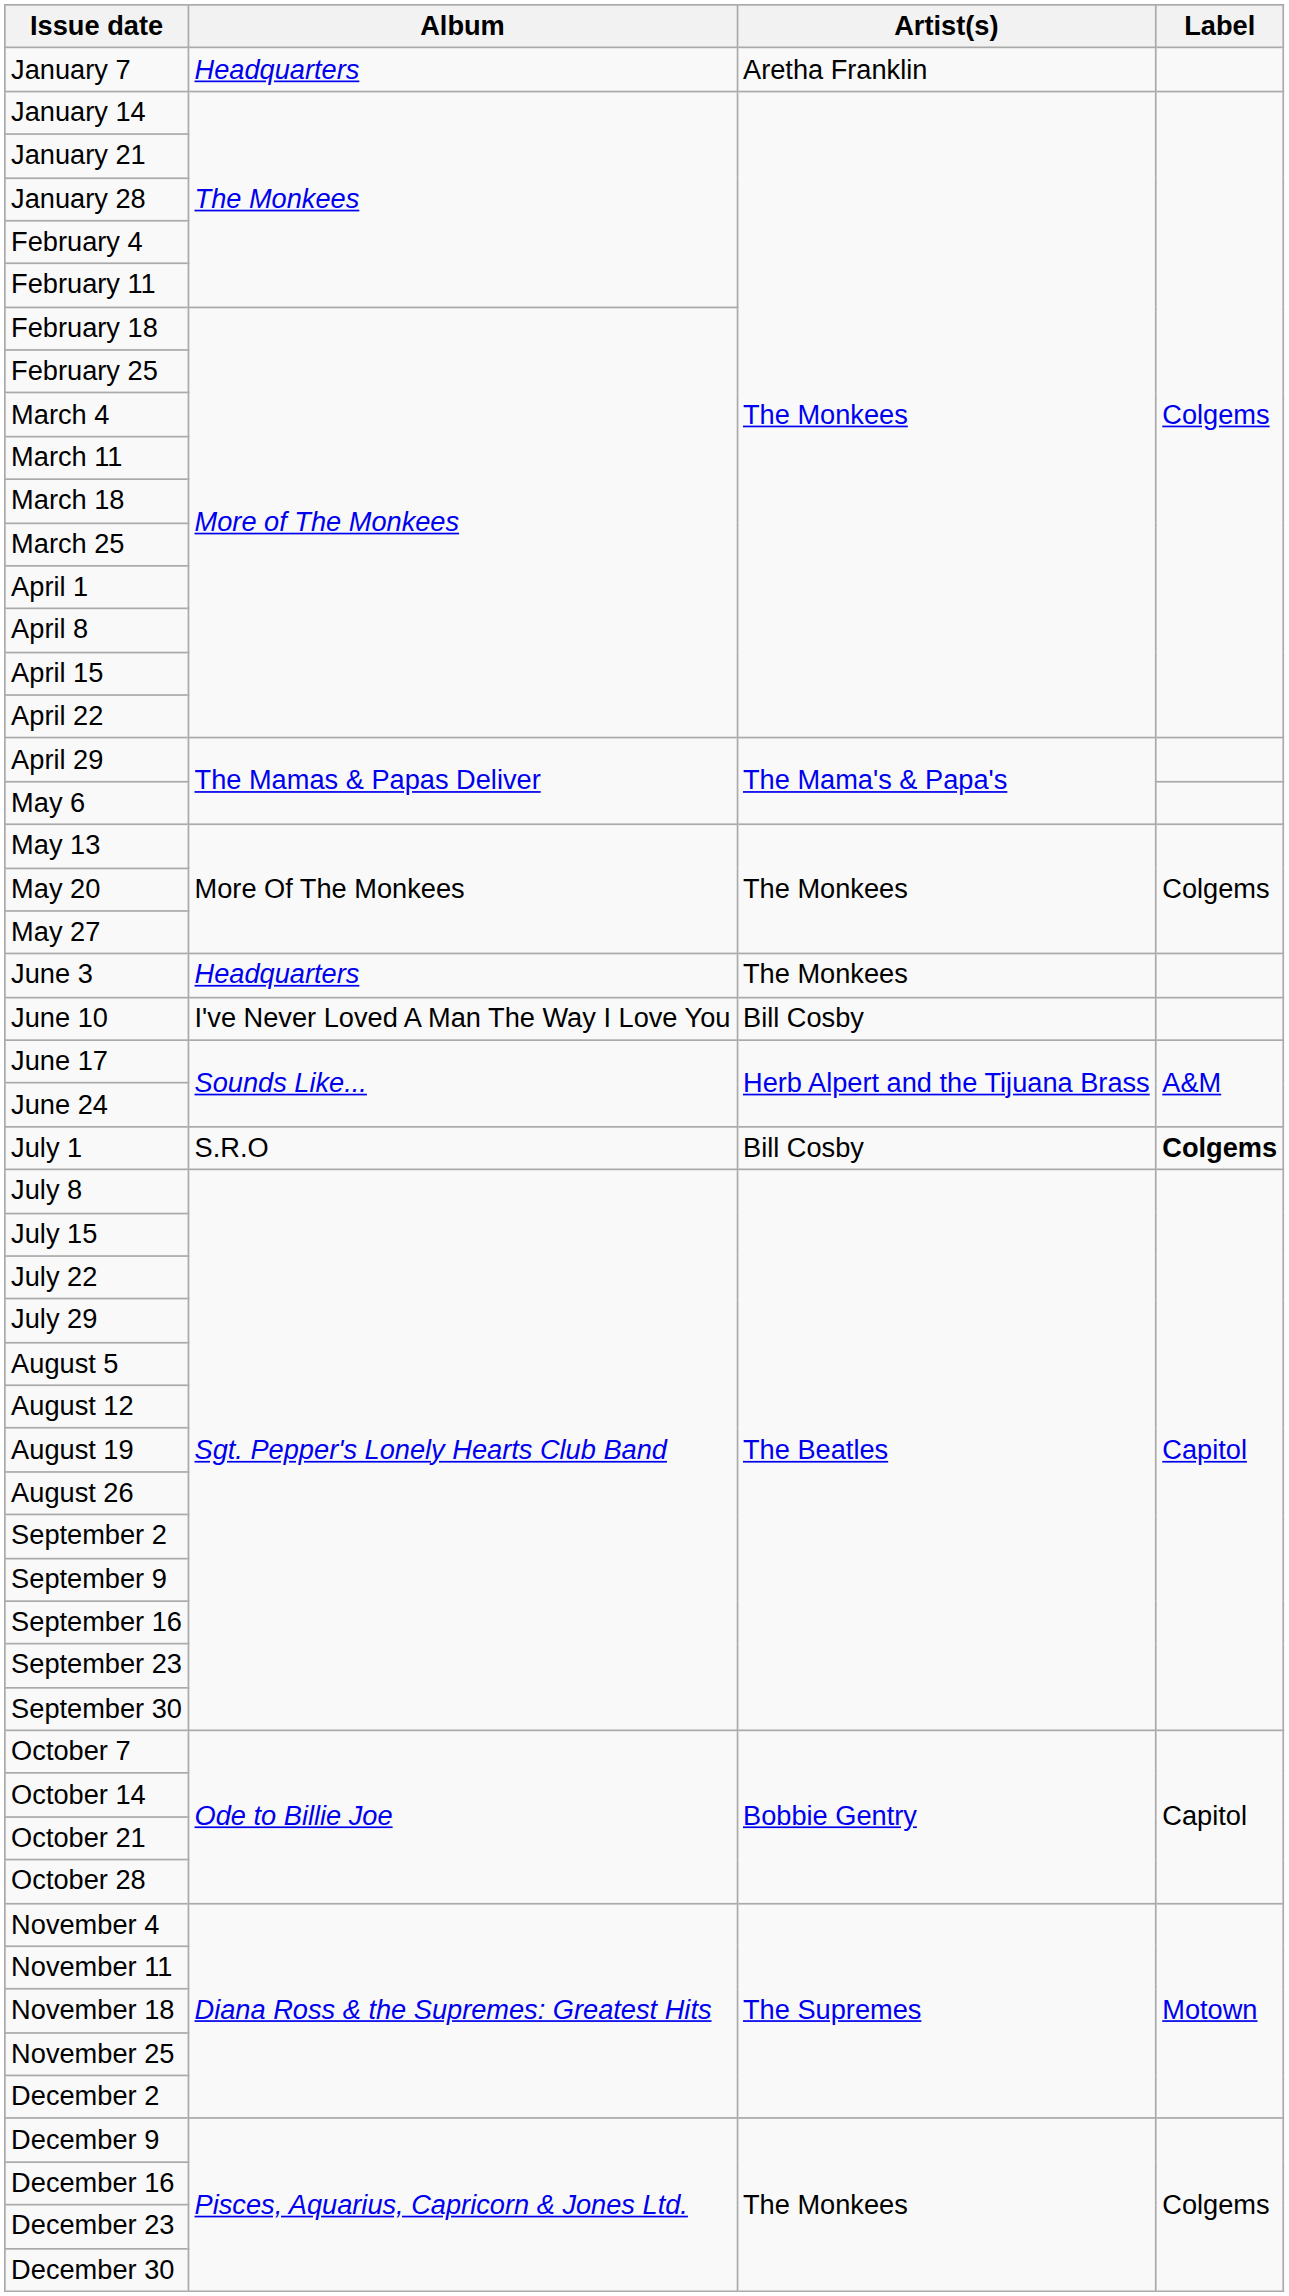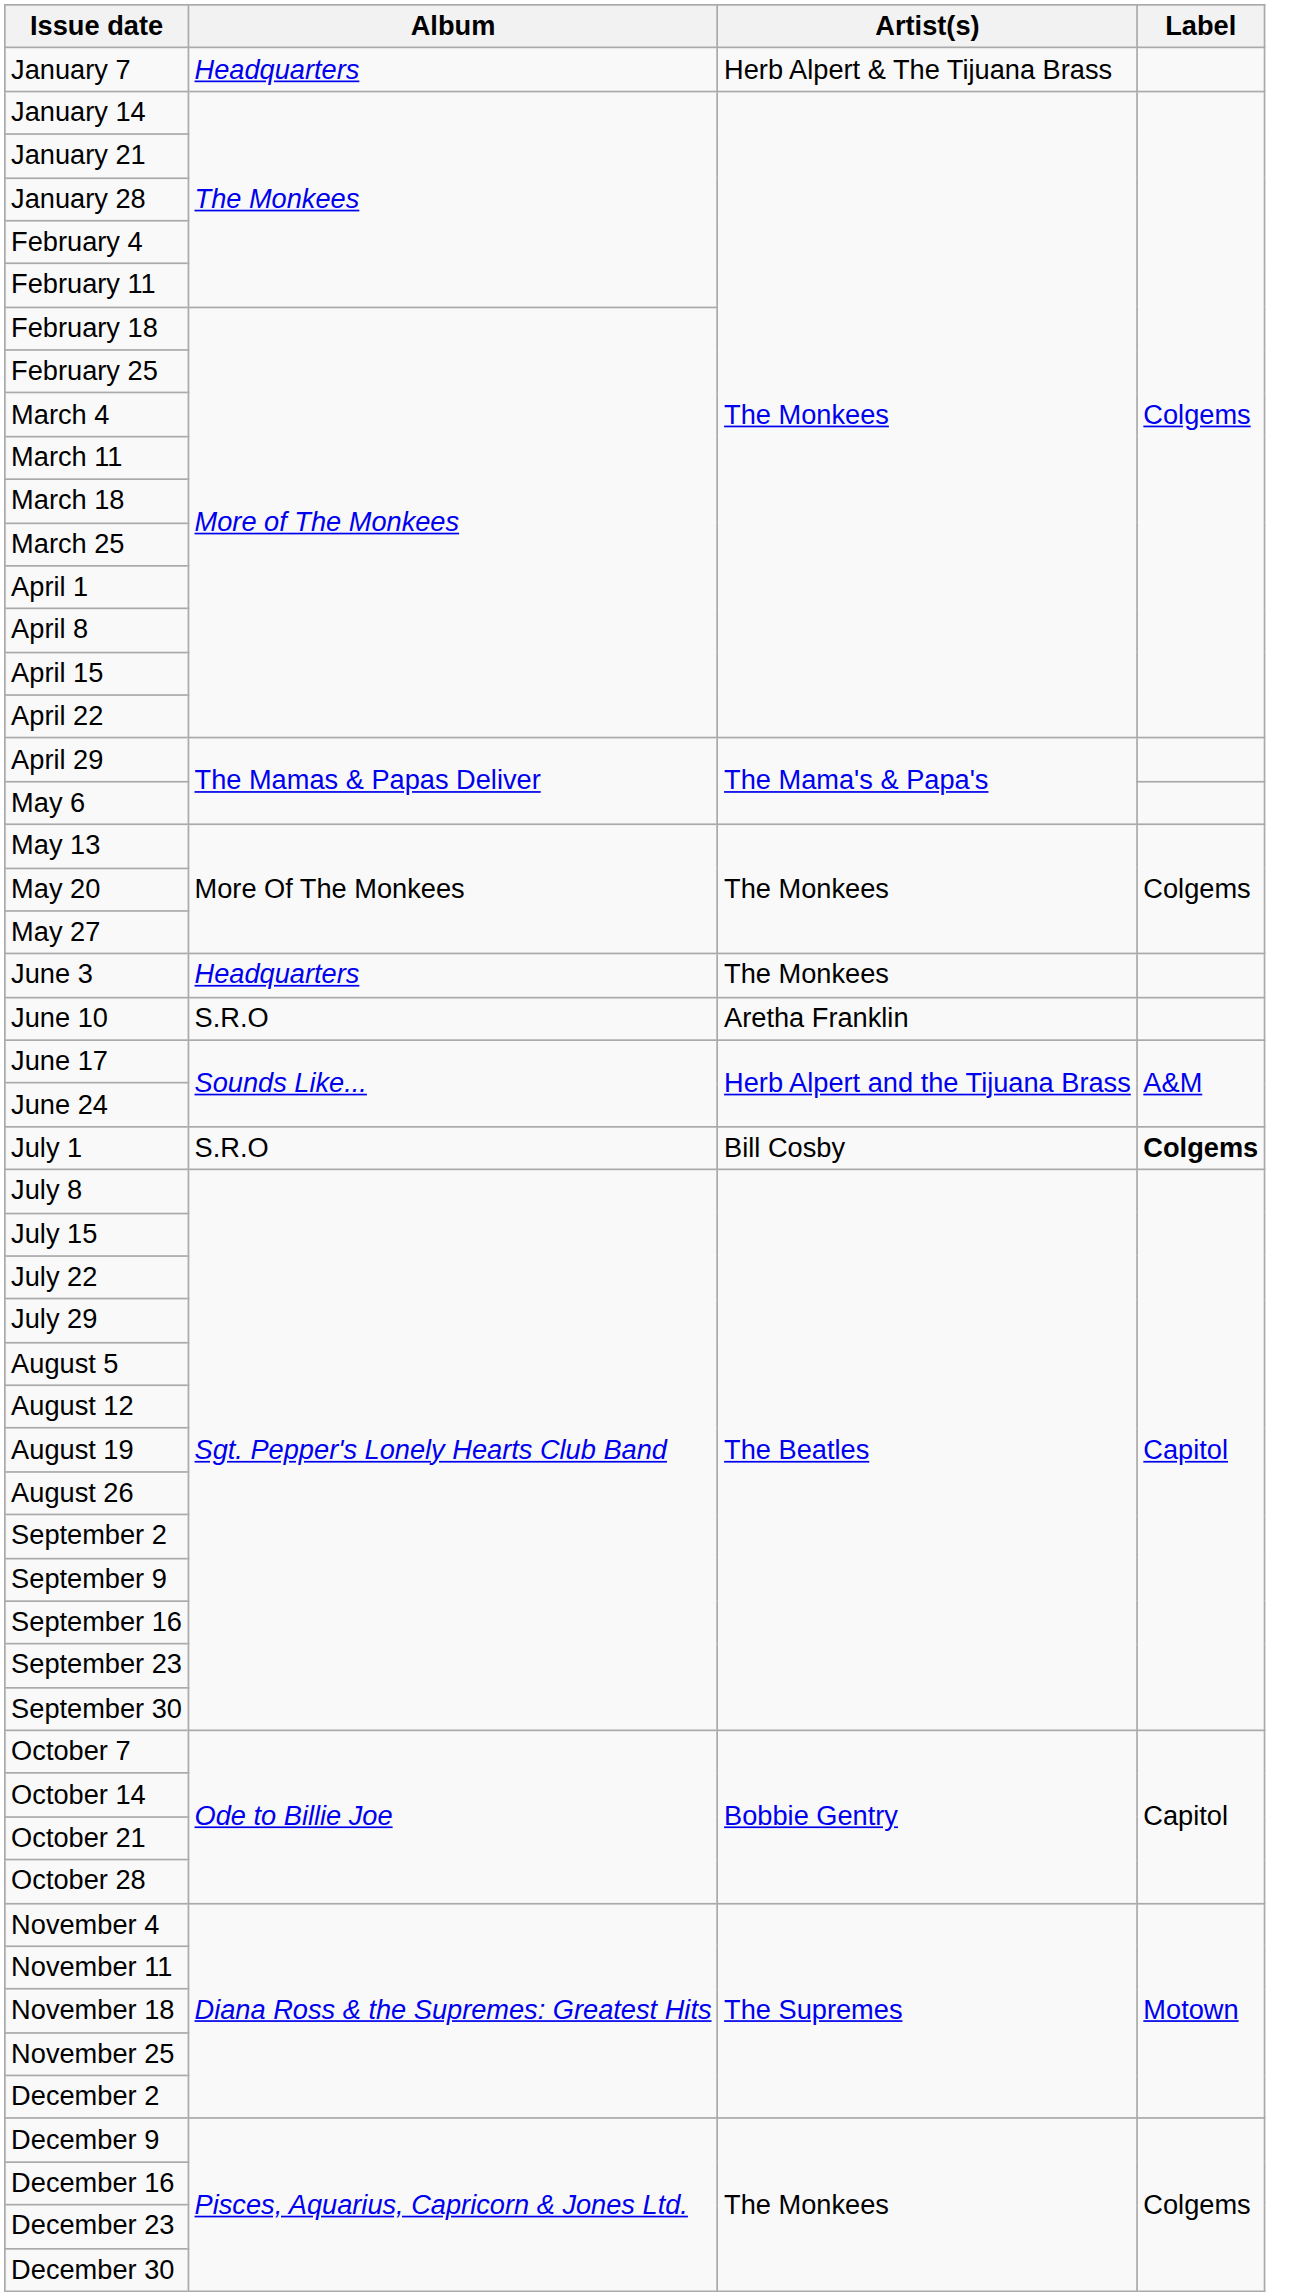(835, 69) Aretha Franklin -> (918, 69) Herb Alpert & The Tijuana Brass
(462, 1018) I've Never Loved A Man The Way I Love You -> (232, 1018) S.R.O
(803, 1018) Bill Cosby -> (816, 1018) Aretha Franklin
